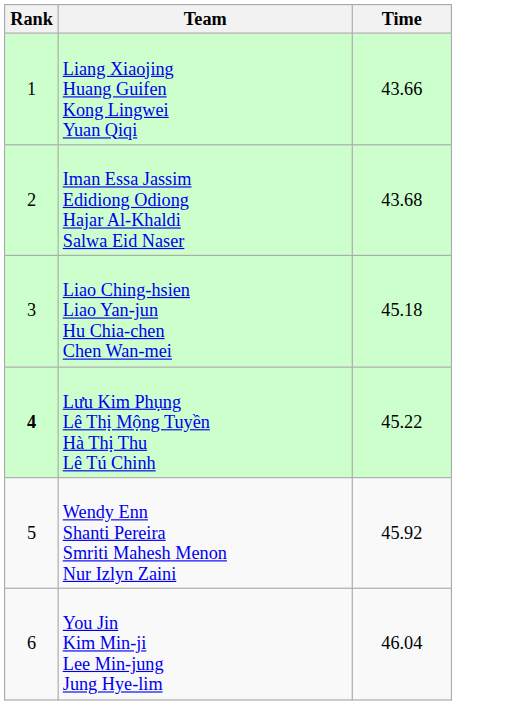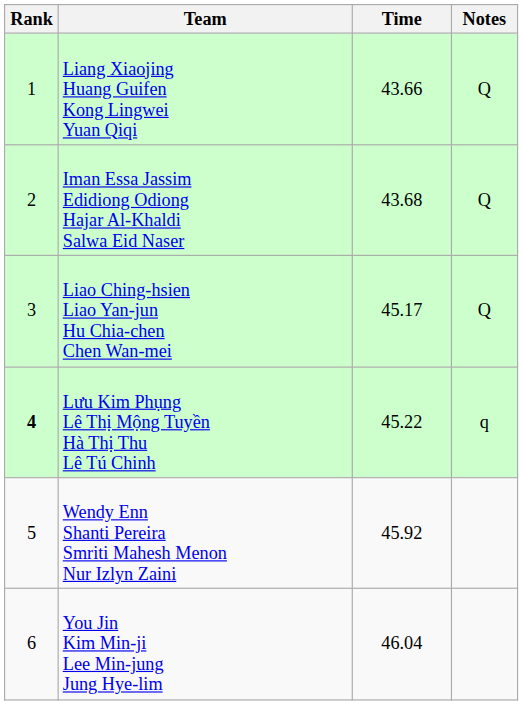+ column: (484, 18)
(402, 310) 45.18 -> (402, 310) 45.17
